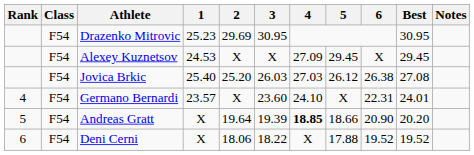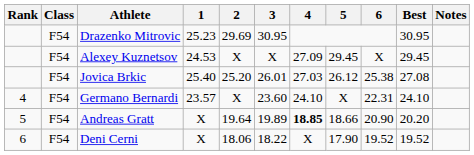(272, 77) 26.03 -> (272, 77) 26.01
(379, 77) 26.38 -> (379, 77) 25.38
(414, 98) 24.01 -> (414, 98) 24.10
(272, 118) 19.39 -> (272, 118) 19.89
(343, 139) 17.88 -> (343, 139) 17.90
